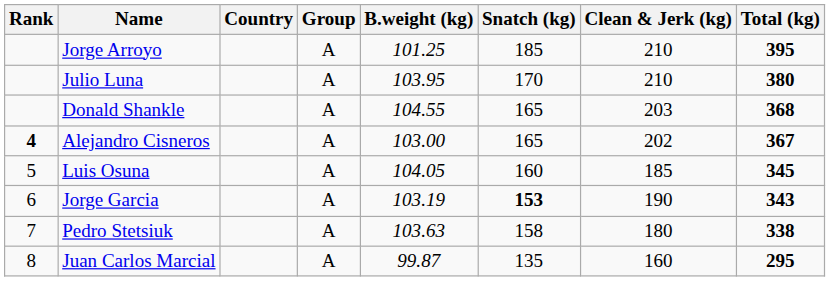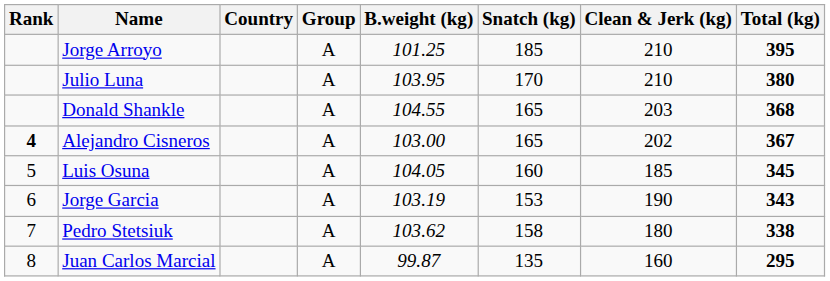(529, 200) bold -> (529, 200) normal
(419, 230) 103.63 -> (419, 230) 103.62
